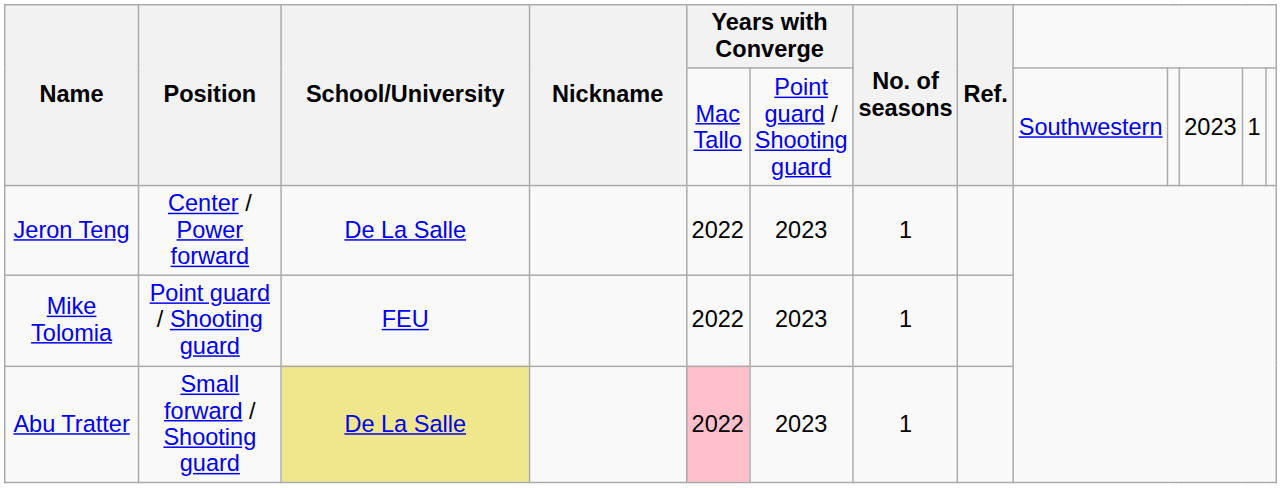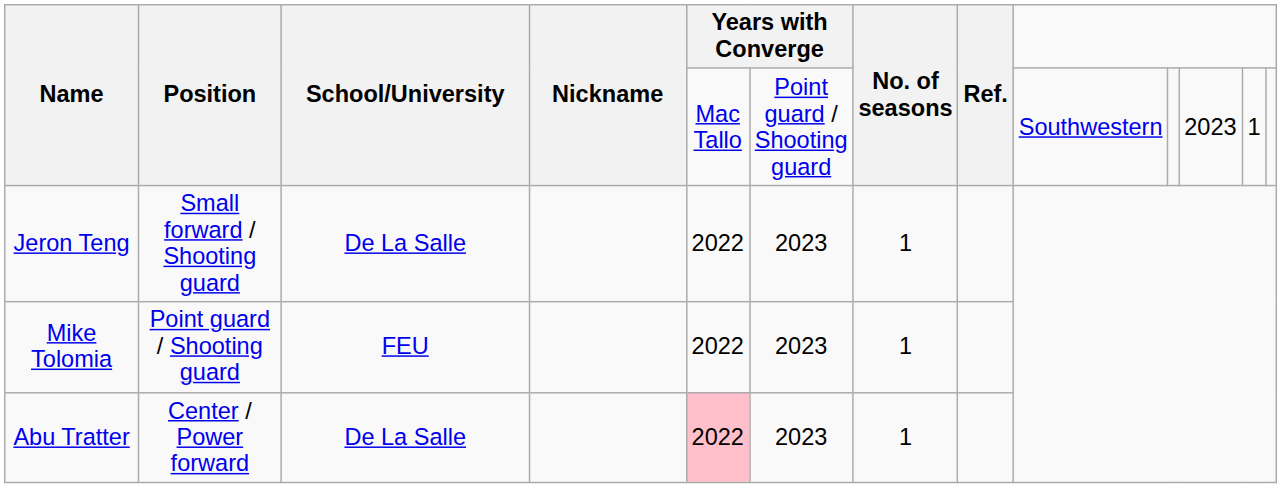(210, 230) Center / Power forward -> (210, 243) Small forward / Shooting guard
(210, 423) Small forward / Shooting guard -> (210, 436) Center / Power forward
(405, 423) khaki background -> (405, 436) no background
